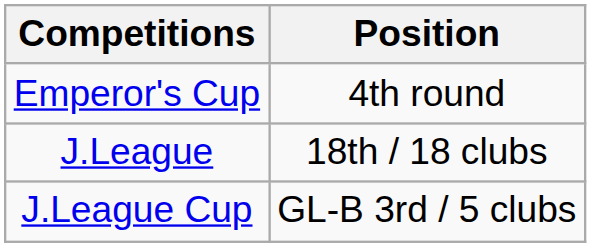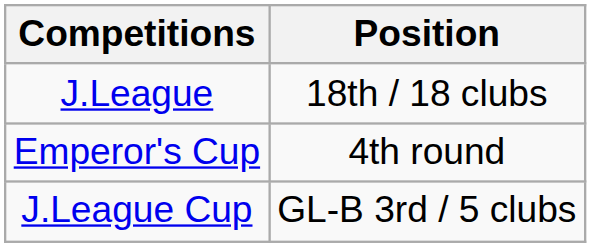rows swapped: (137, 151) <-> (137, 92)
